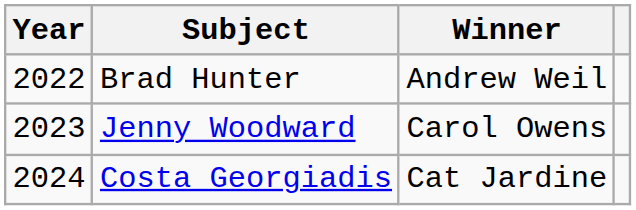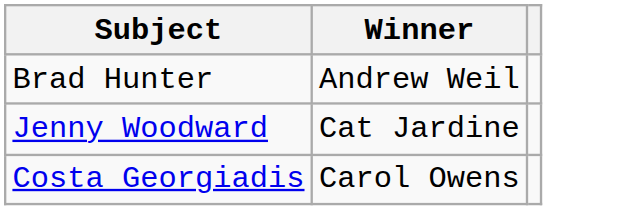- column: (49, 30)
(507, 129) Carol Owens -> (419, 129) Cat Jardine
(507, 179) Cat Jardine -> (419, 179) Carol Owens
